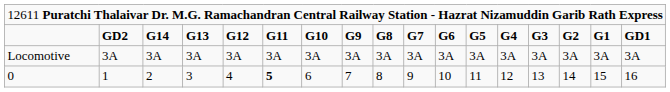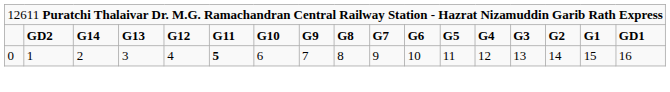- row: (39, 55)
